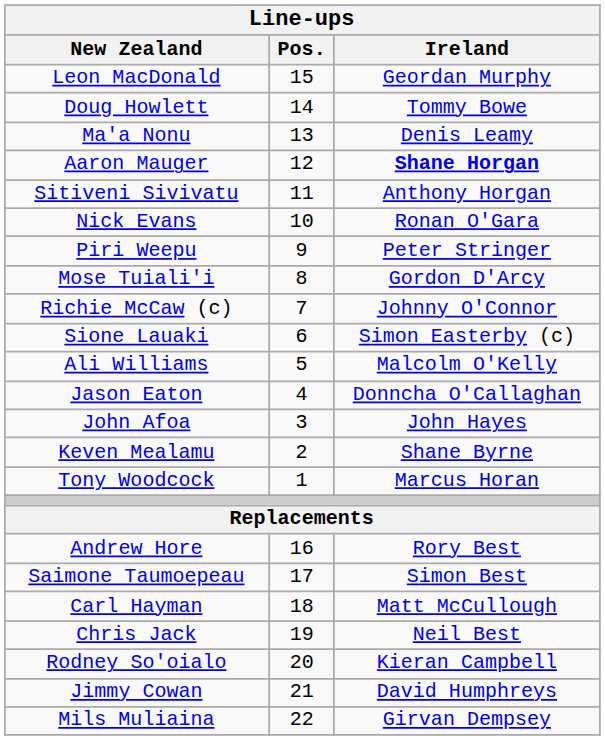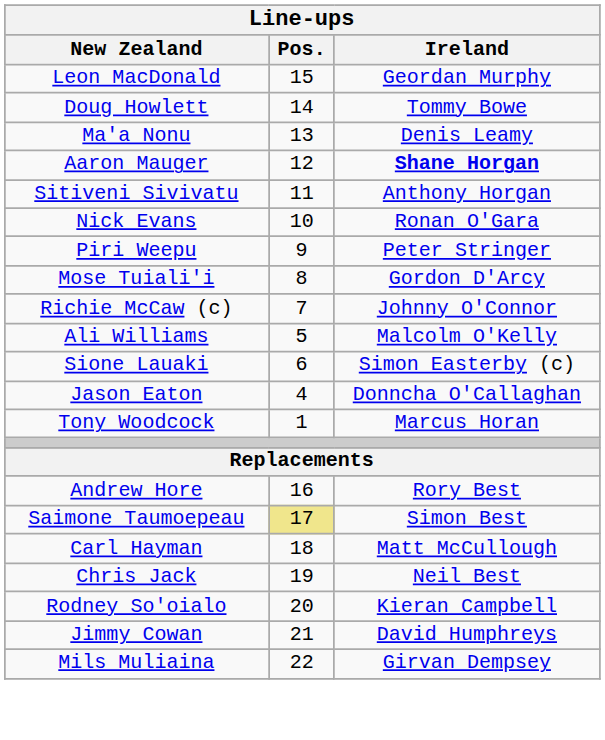rows swapped: (136, 336) <-> (136, 365)
- row: (136, 422)
- row: (136, 451)
(302, 576) no background -> (302, 518) khaki background
